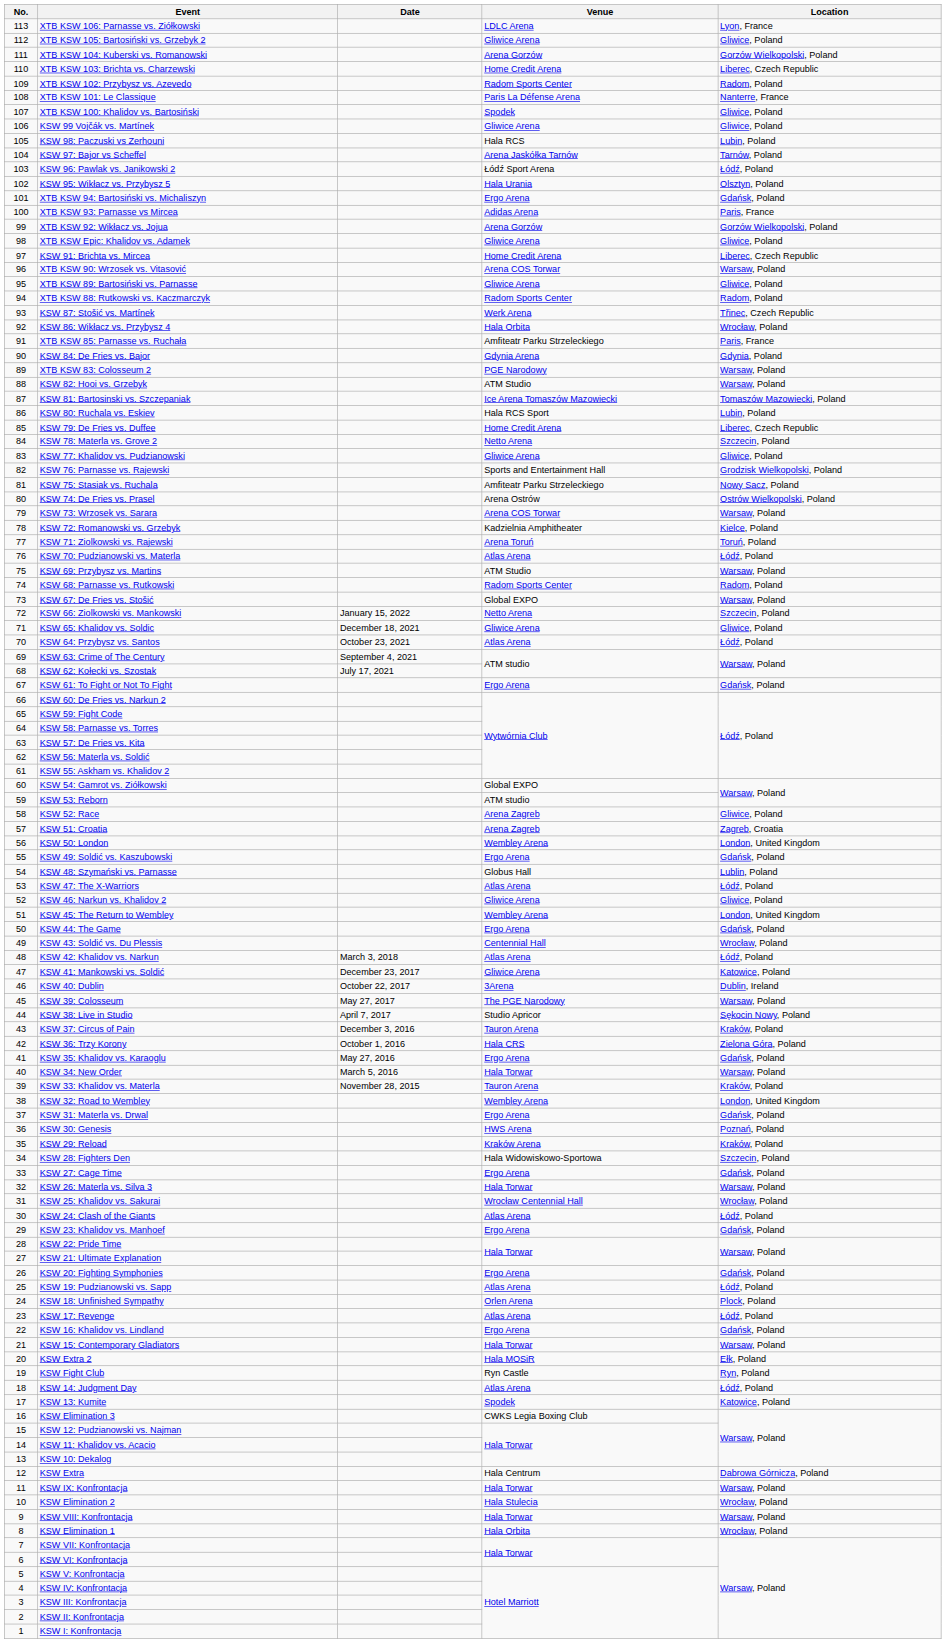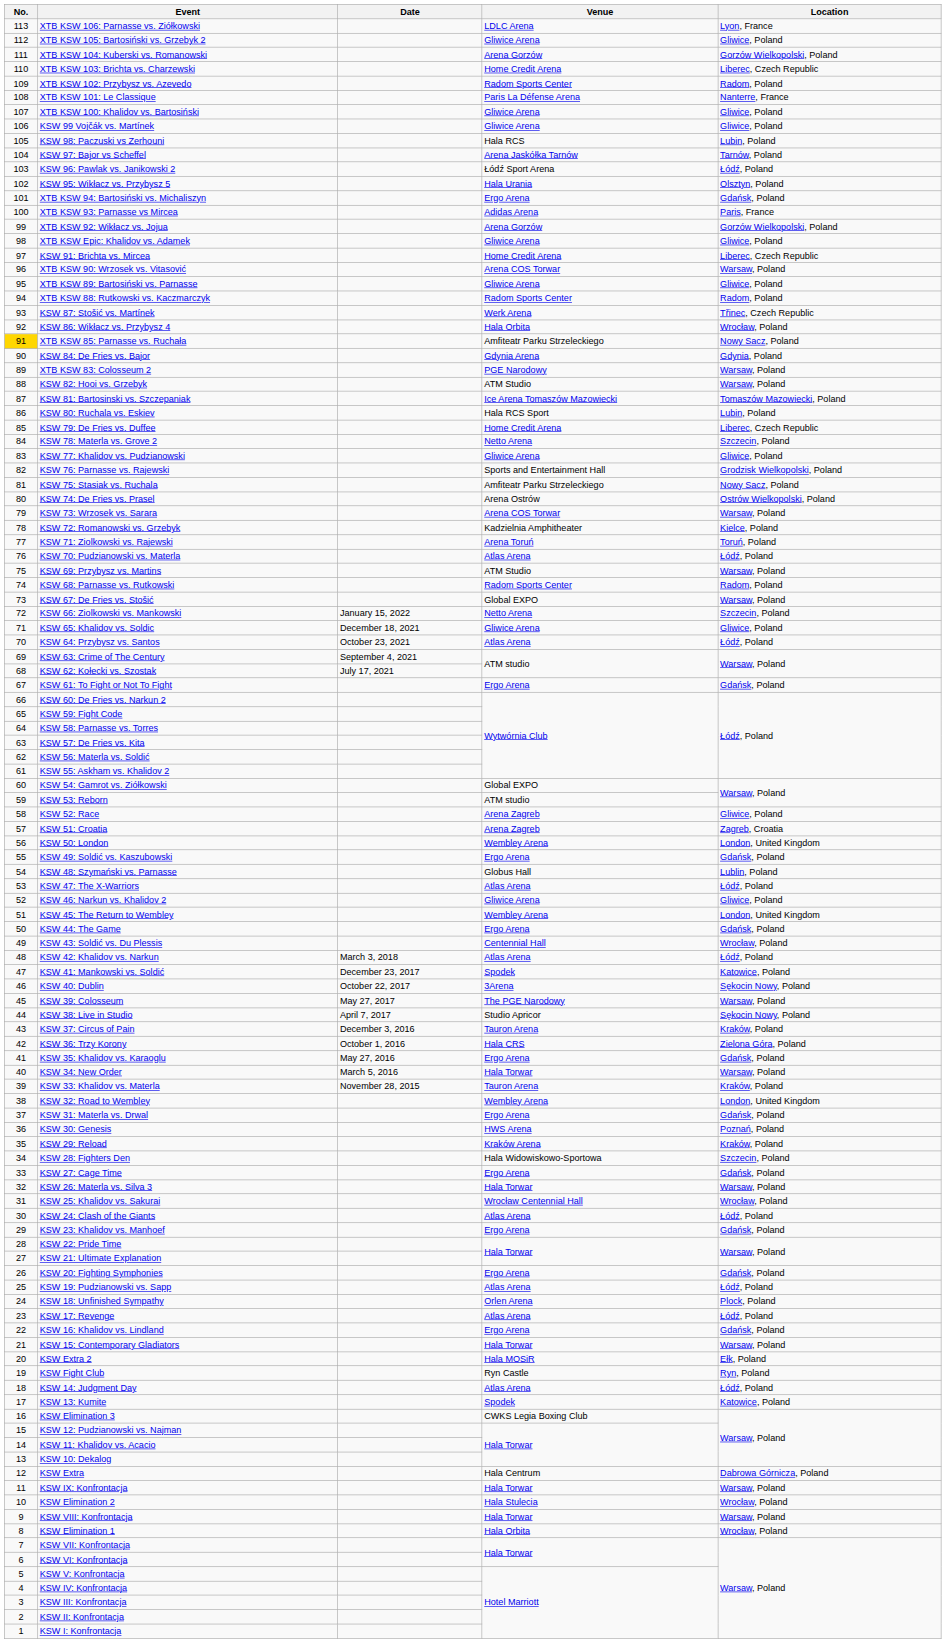(500, 112) Spodek -> (512, 112) Gliwice Arena
(21, 342) no background -> (21, 342) gold background
(747, 342) Paris, France -> (759, 342) Nowy Sacz, Poland
(512, 972) Gliwice Arena -> (500, 972) Spodek
(749, 986) Dublin, Ireland -> (765, 986) Sękocin Nowy, Poland
